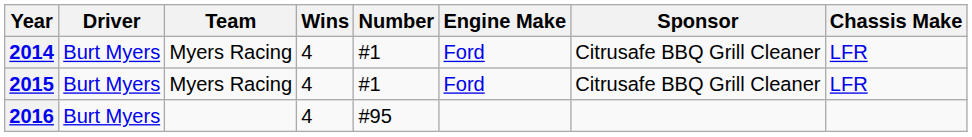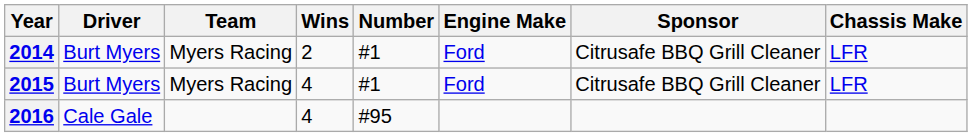(307, 52) 4 -> (307, 52) 2
(112, 116) Burt Myers -> (108, 116) Cale Gale
